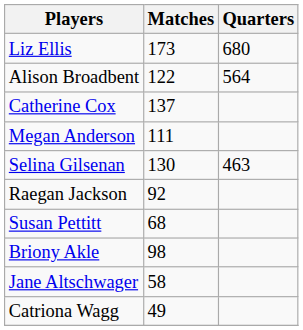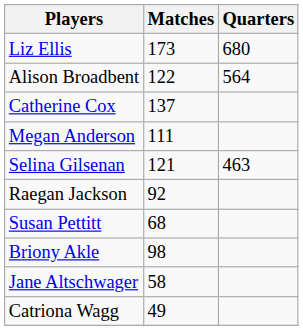(161, 164) 130 -> (161, 164) 121
